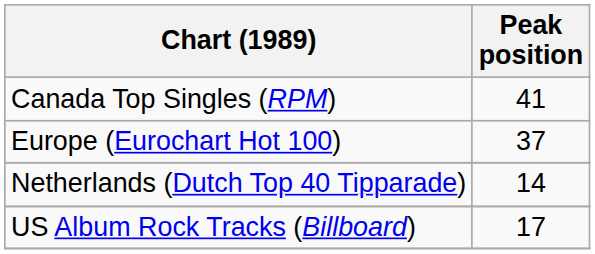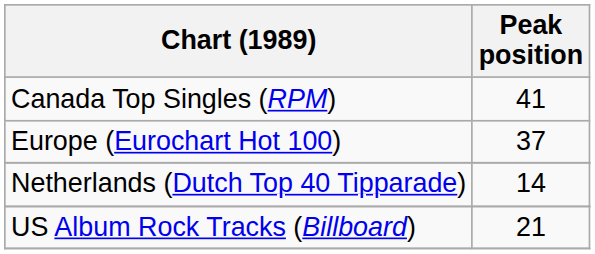(531, 226) 17 -> (531, 226) 21
